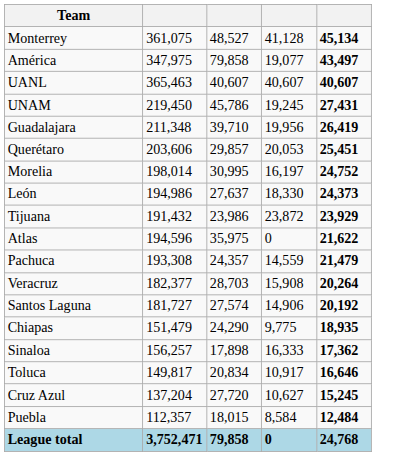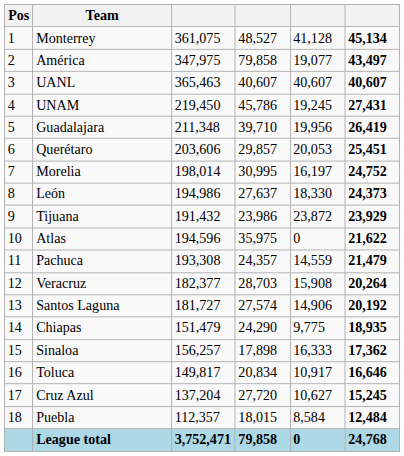+ column: (19, 15)
